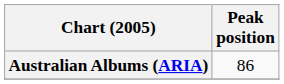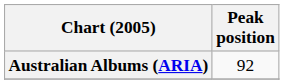(245, 65) 86 -> (245, 65) 92
